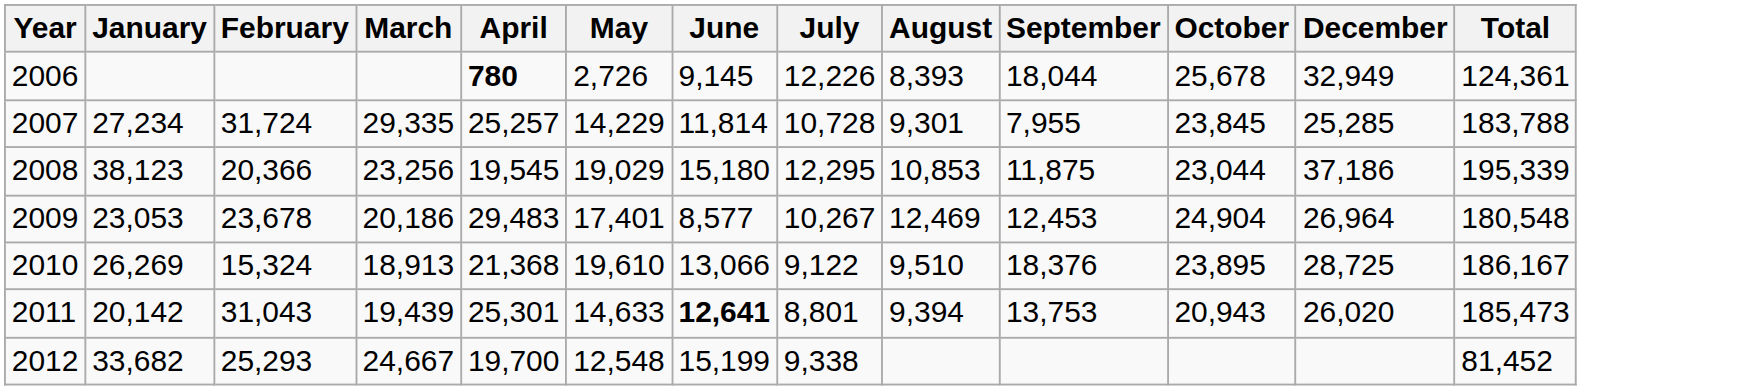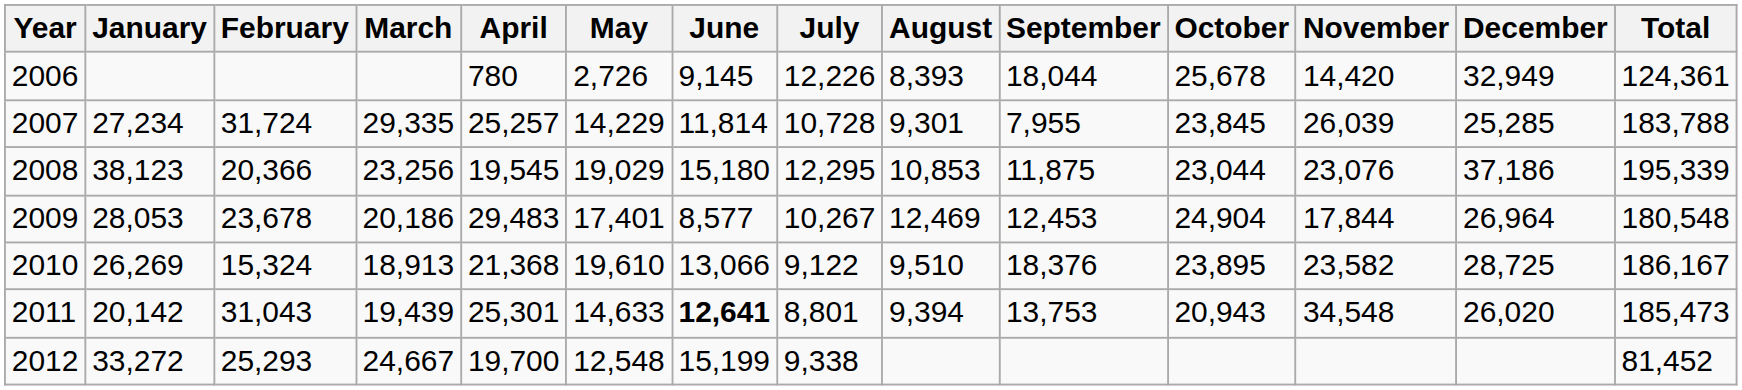+ column: (1376, 28)
(493, 75) bold -> (493, 75) normal
(138, 218) 23,053 -> (138, 218) 28,053
(138, 360) 33,682 -> (138, 360) 33,272
